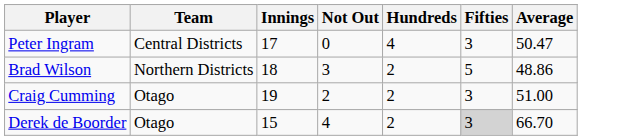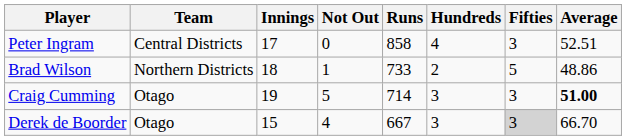+ column: (405, 17)
(534, 43) 50.47 -> (579, 43) 52.51
(326, 69) 3 -> (326, 69) 1
(326, 95) 2 -> (326, 95) 5
(391, 95) 2 -> (435, 95) 3
(534, 95) normal -> (579, 95) bold
(391, 122) 2 -> (435, 122) 3
